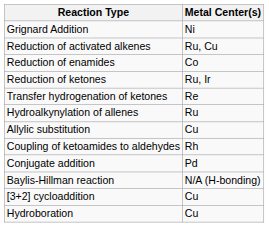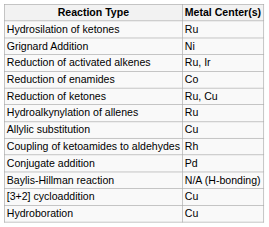+ row: (63, 29)
(201, 46) Ru, Cu -> (198, 63) Ru, Ir
(198, 79) Ru, Ir -> (201, 96) Ru, Cu
- row: (87, 96)
